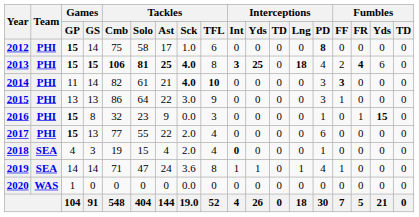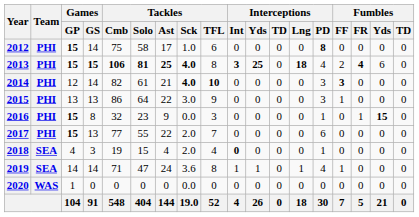(72, 82) 11 -> (72, 82) 12
(214, 133) 4 -> (214, 133) 7
